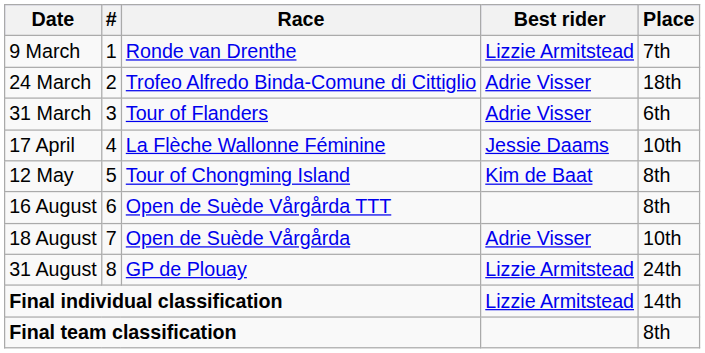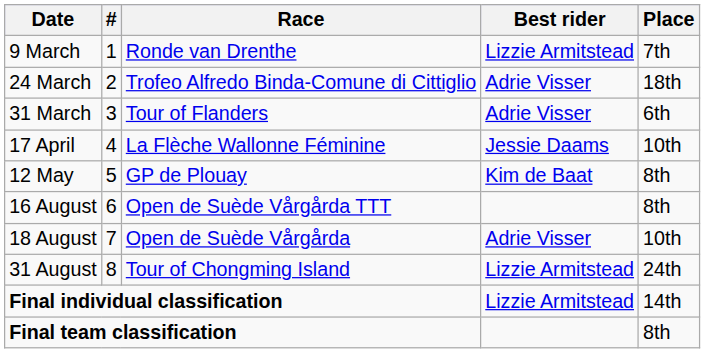(238, 176) Tour of Chongming Island -> (186, 176) GP de Plouay
(186, 269) GP de Plouay -> (238, 269) Tour of Chongming Island
